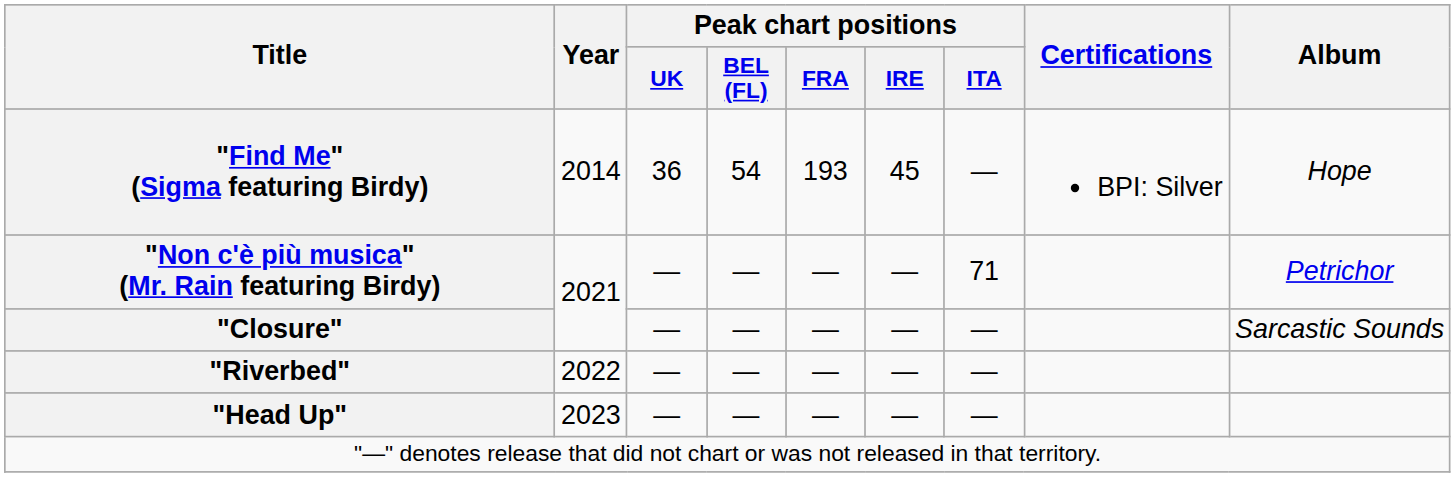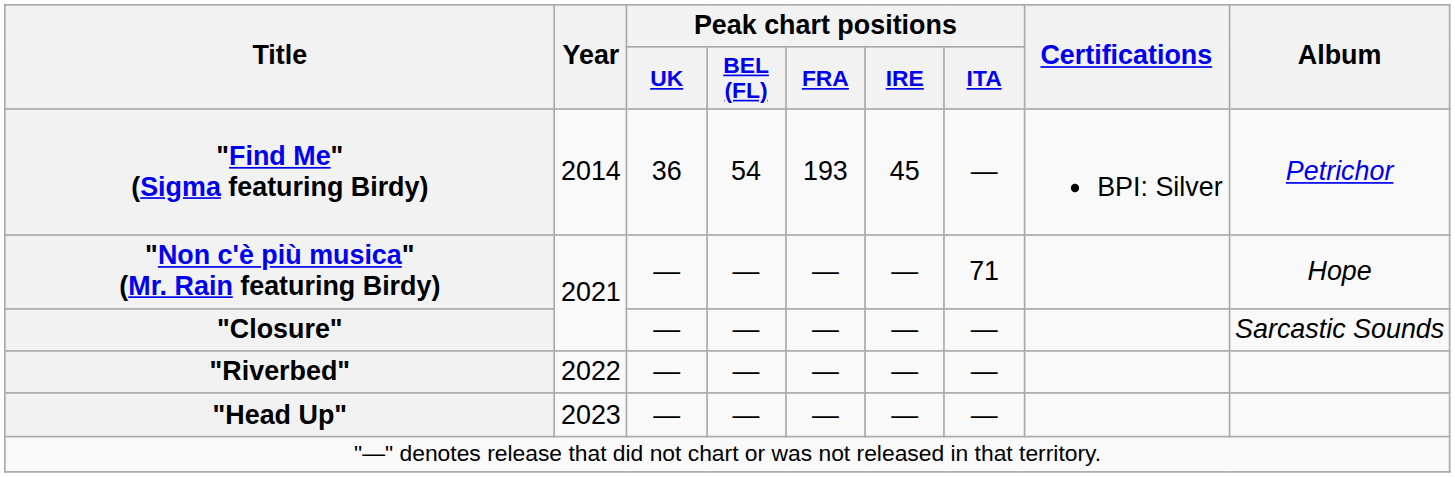(1340, 171) Hope -> (1340, 171) Petrichor
(1340, 271) Petrichor -> (1340, 271) Hope
